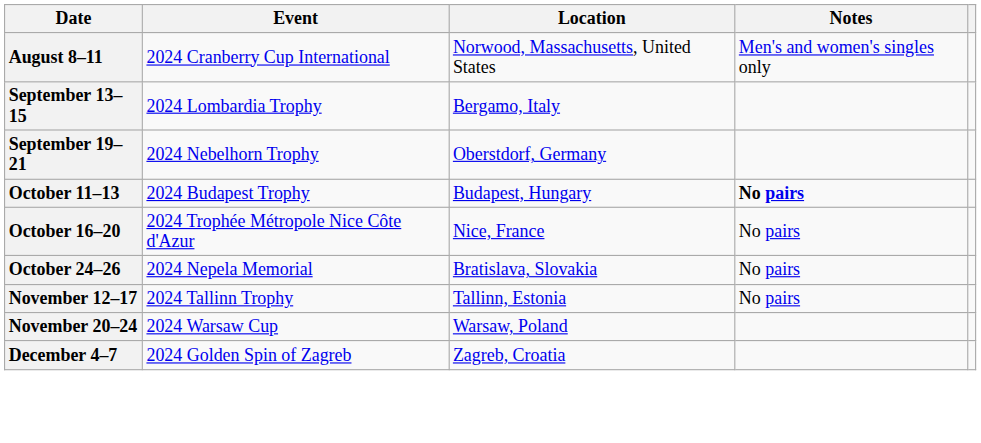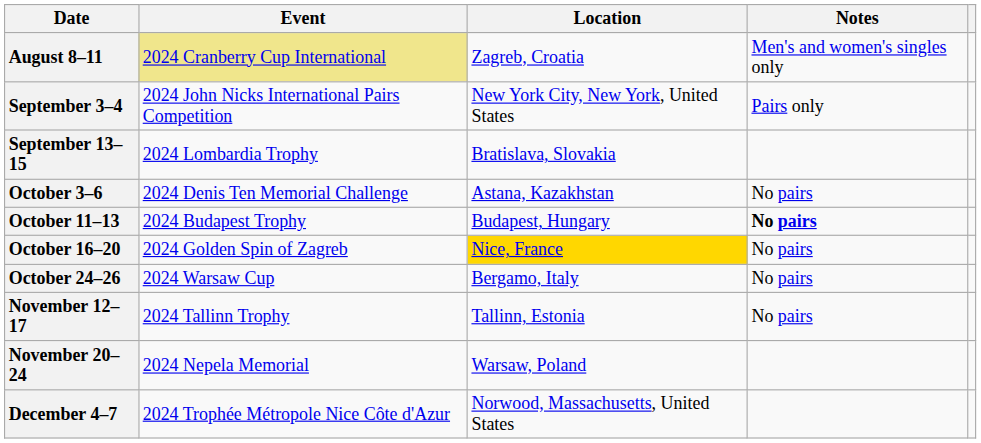(268, 57) no background -> (264, 57) khaki background
(572, 57) Norwood, Massachusetts, United States -> (528, 57) Zagreb, Croatia
+ row: (66, 105)
(506, 105) Bergamo, Italy -> (544, 154) Bratislava, Slovakia
- row: (66, 154)
+ row: (56, 192)
(274, 231) 2024 Trophée Métropole Nice Côte d'Azur -> (245, 249) 2024 Golden Spin of Zagreb
(499, 231) no background -> (517, 249) gold background
(230, 269) 2024 Nepela Memorial -> (209, 278) 2024 Warsaw Cup
(525, 269) Bratislava, Slovakia -> (525, 278) Bergamo, Italy
(212, 326) 2024 Warsaw Cup -> (226, 365) 2024 Nepela Memorial
(249, 355) 2024 Golden Spin of Zagreb -> (296, 413) 2024 Trophée Métropole Nice Côte d'Azur
(509, 355) Zagreb, Croatia -> (590, 413) Norwood, Massachusetts, United States
